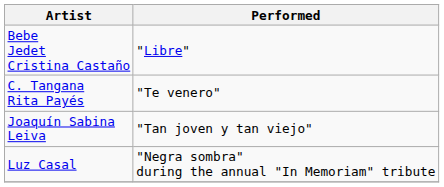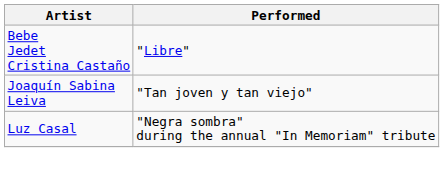- row: (46, 93)
